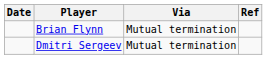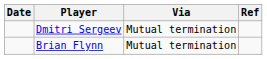rows swapped: (79, 46) <-> (70, 29)
